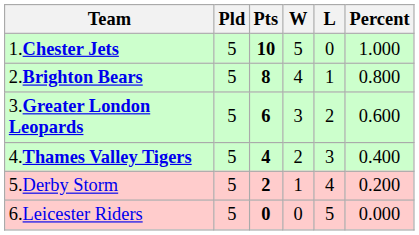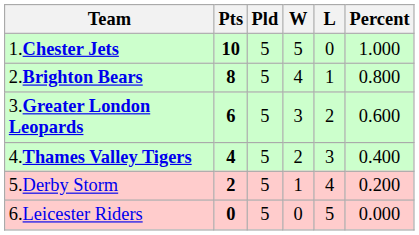columns swapped: (266, 19) <-> (232, 19)
